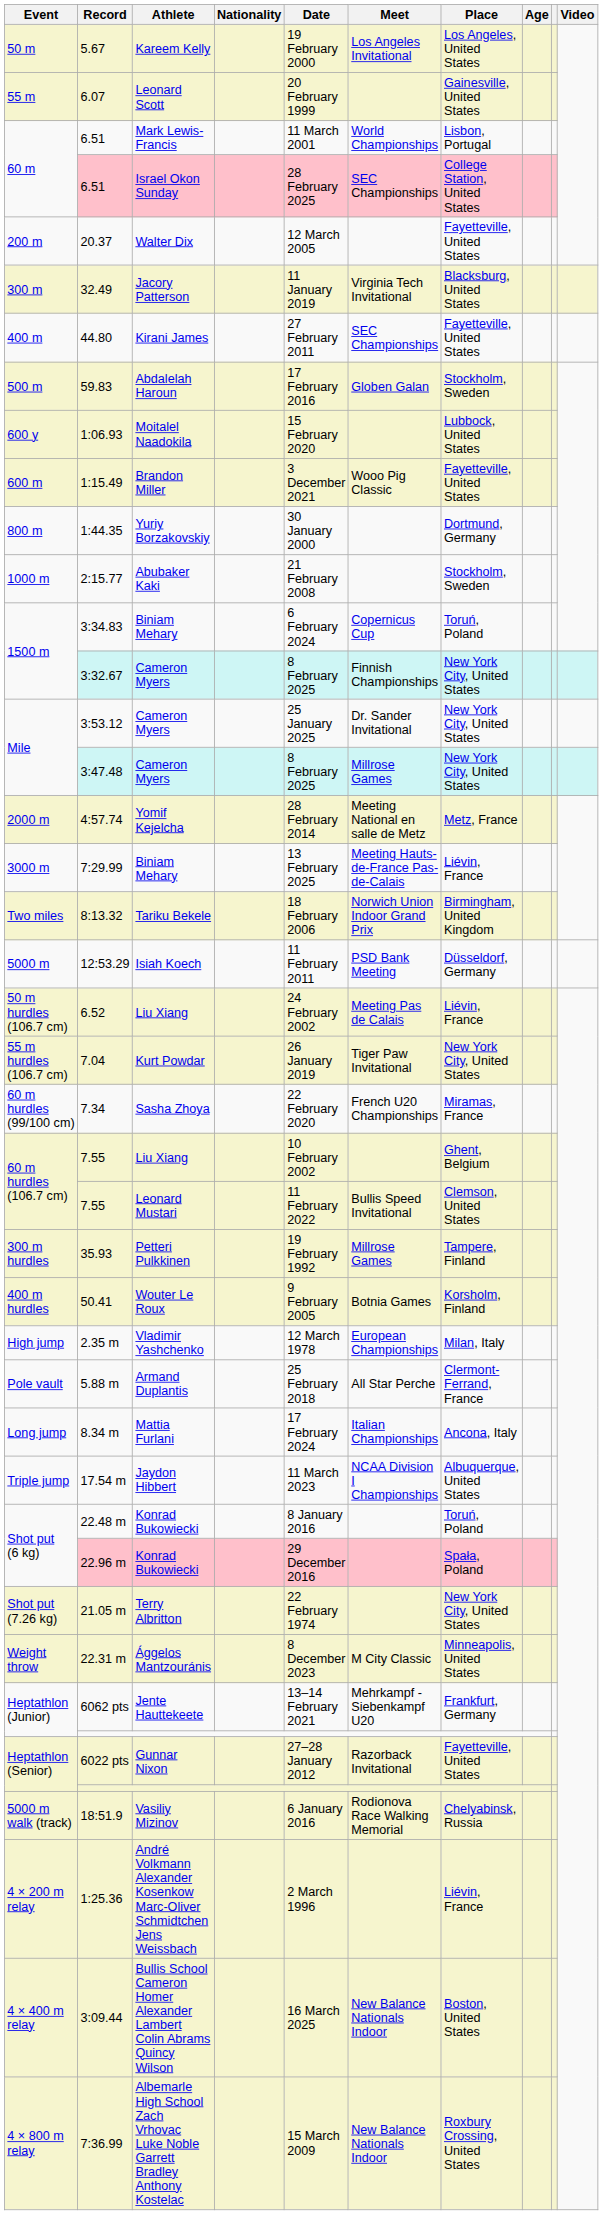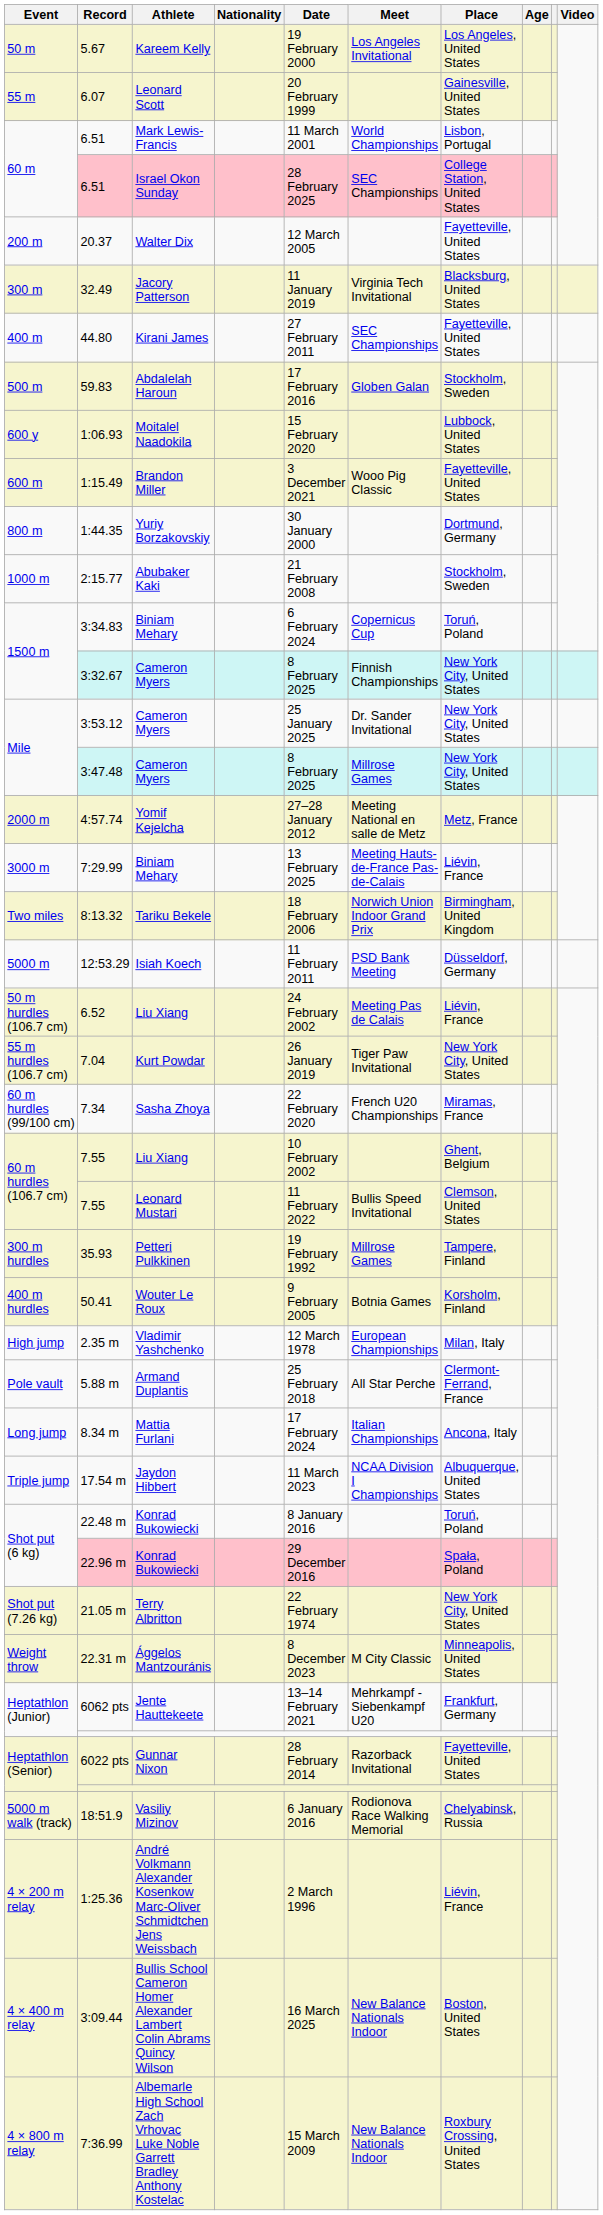(312, 820) 28 February 2014 -> (310, 820) 27–28 January 2012
(310, 1761) 27–28 January 2012 -> (312, 1761) 28 February 2014
